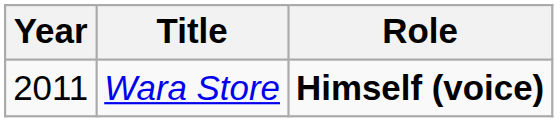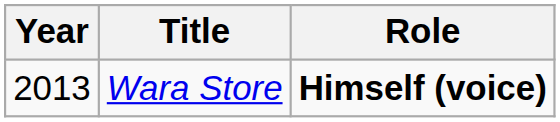(51, 87) 2011 -> (52, 87) 2013
